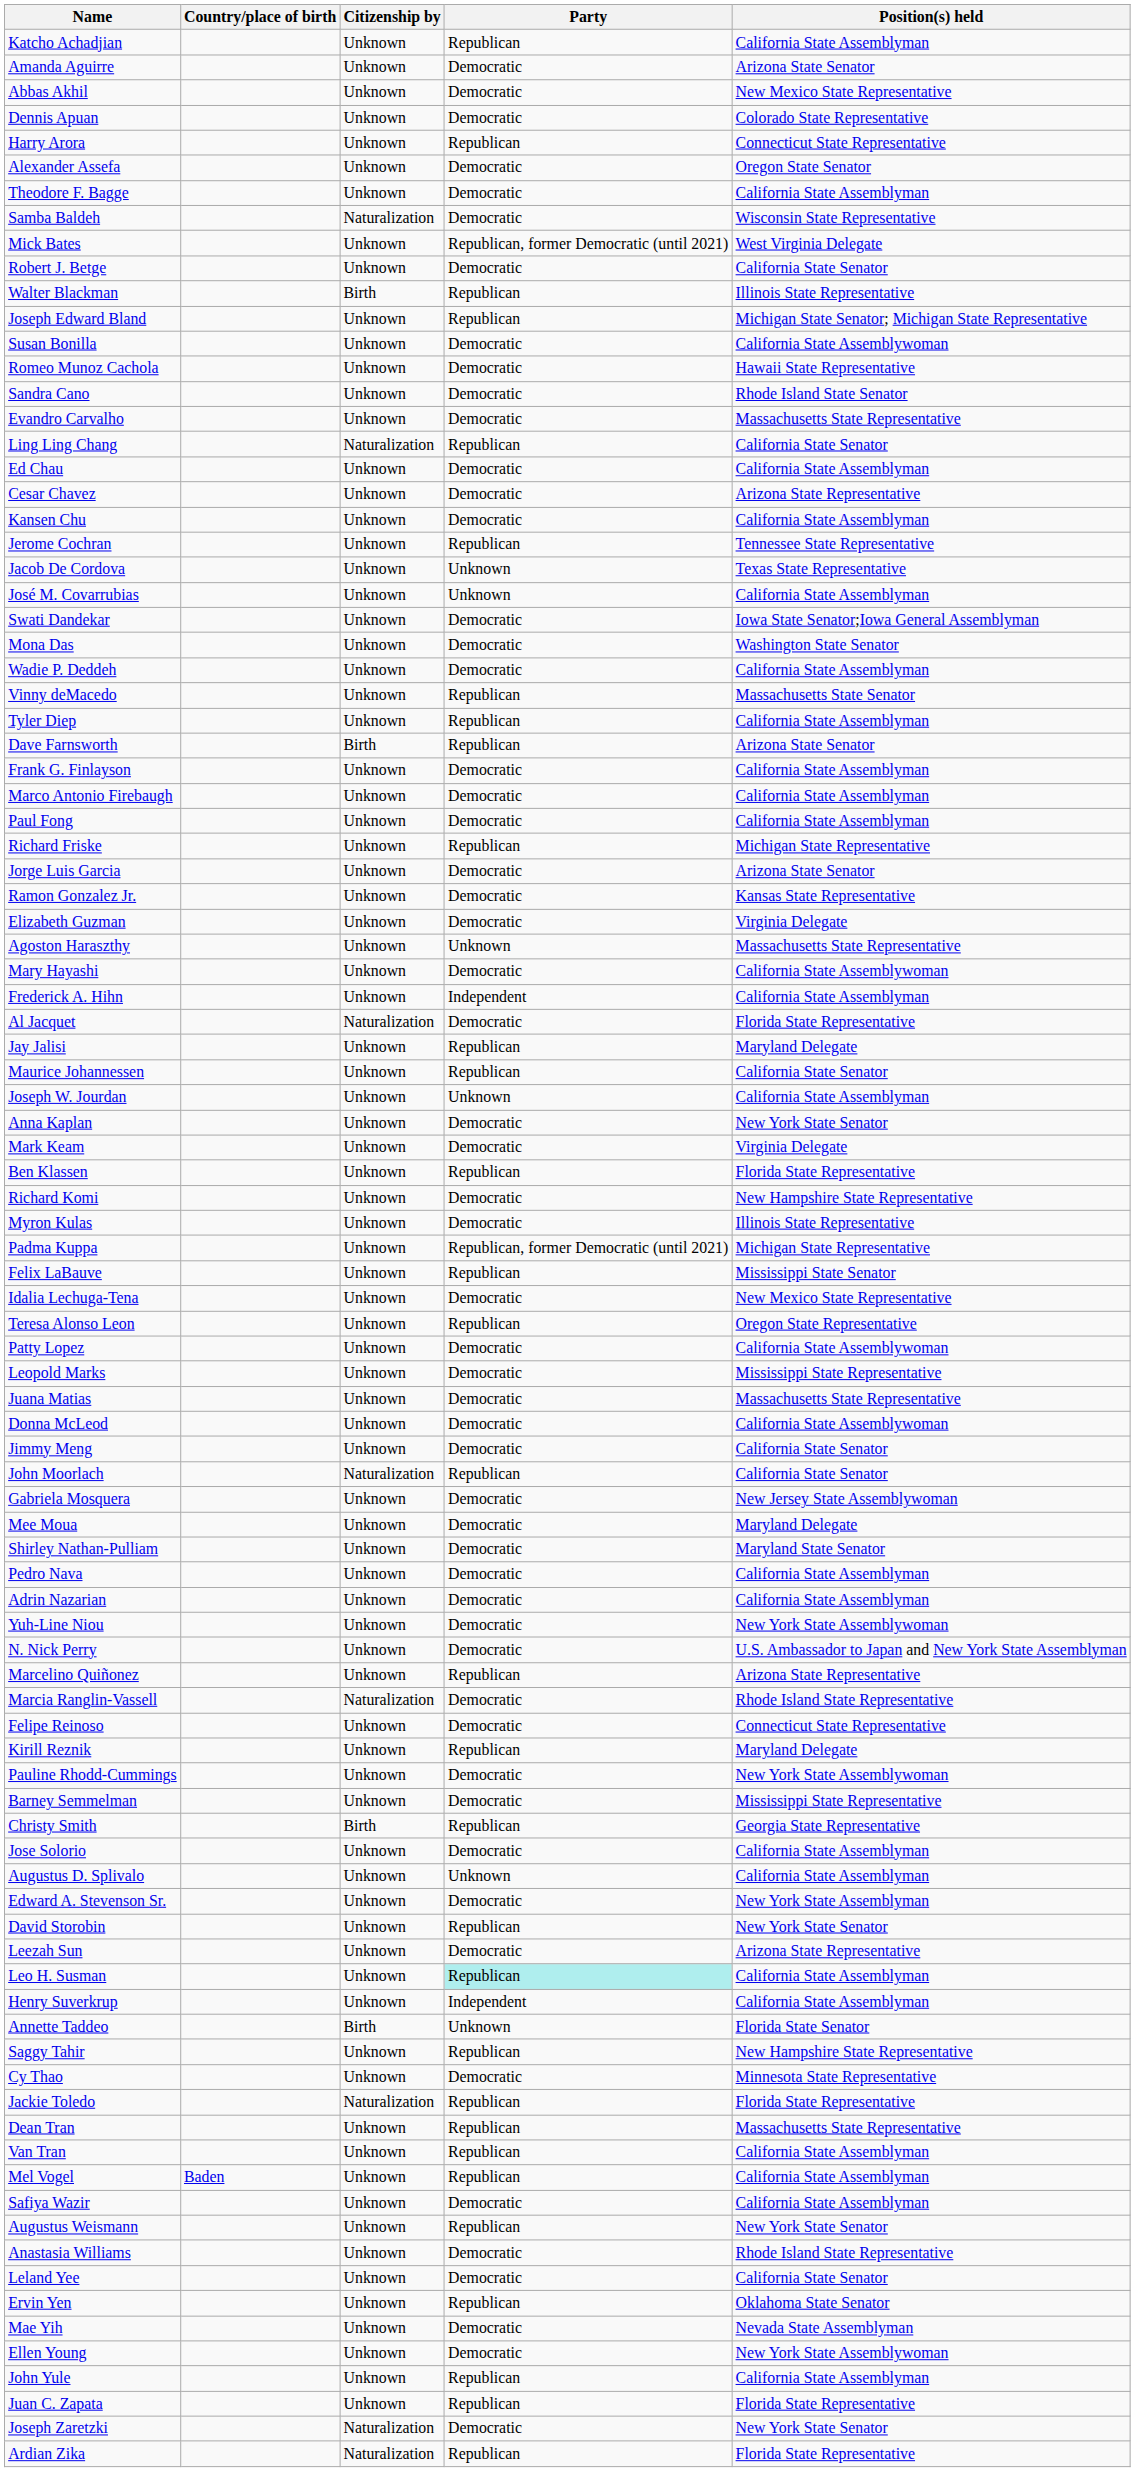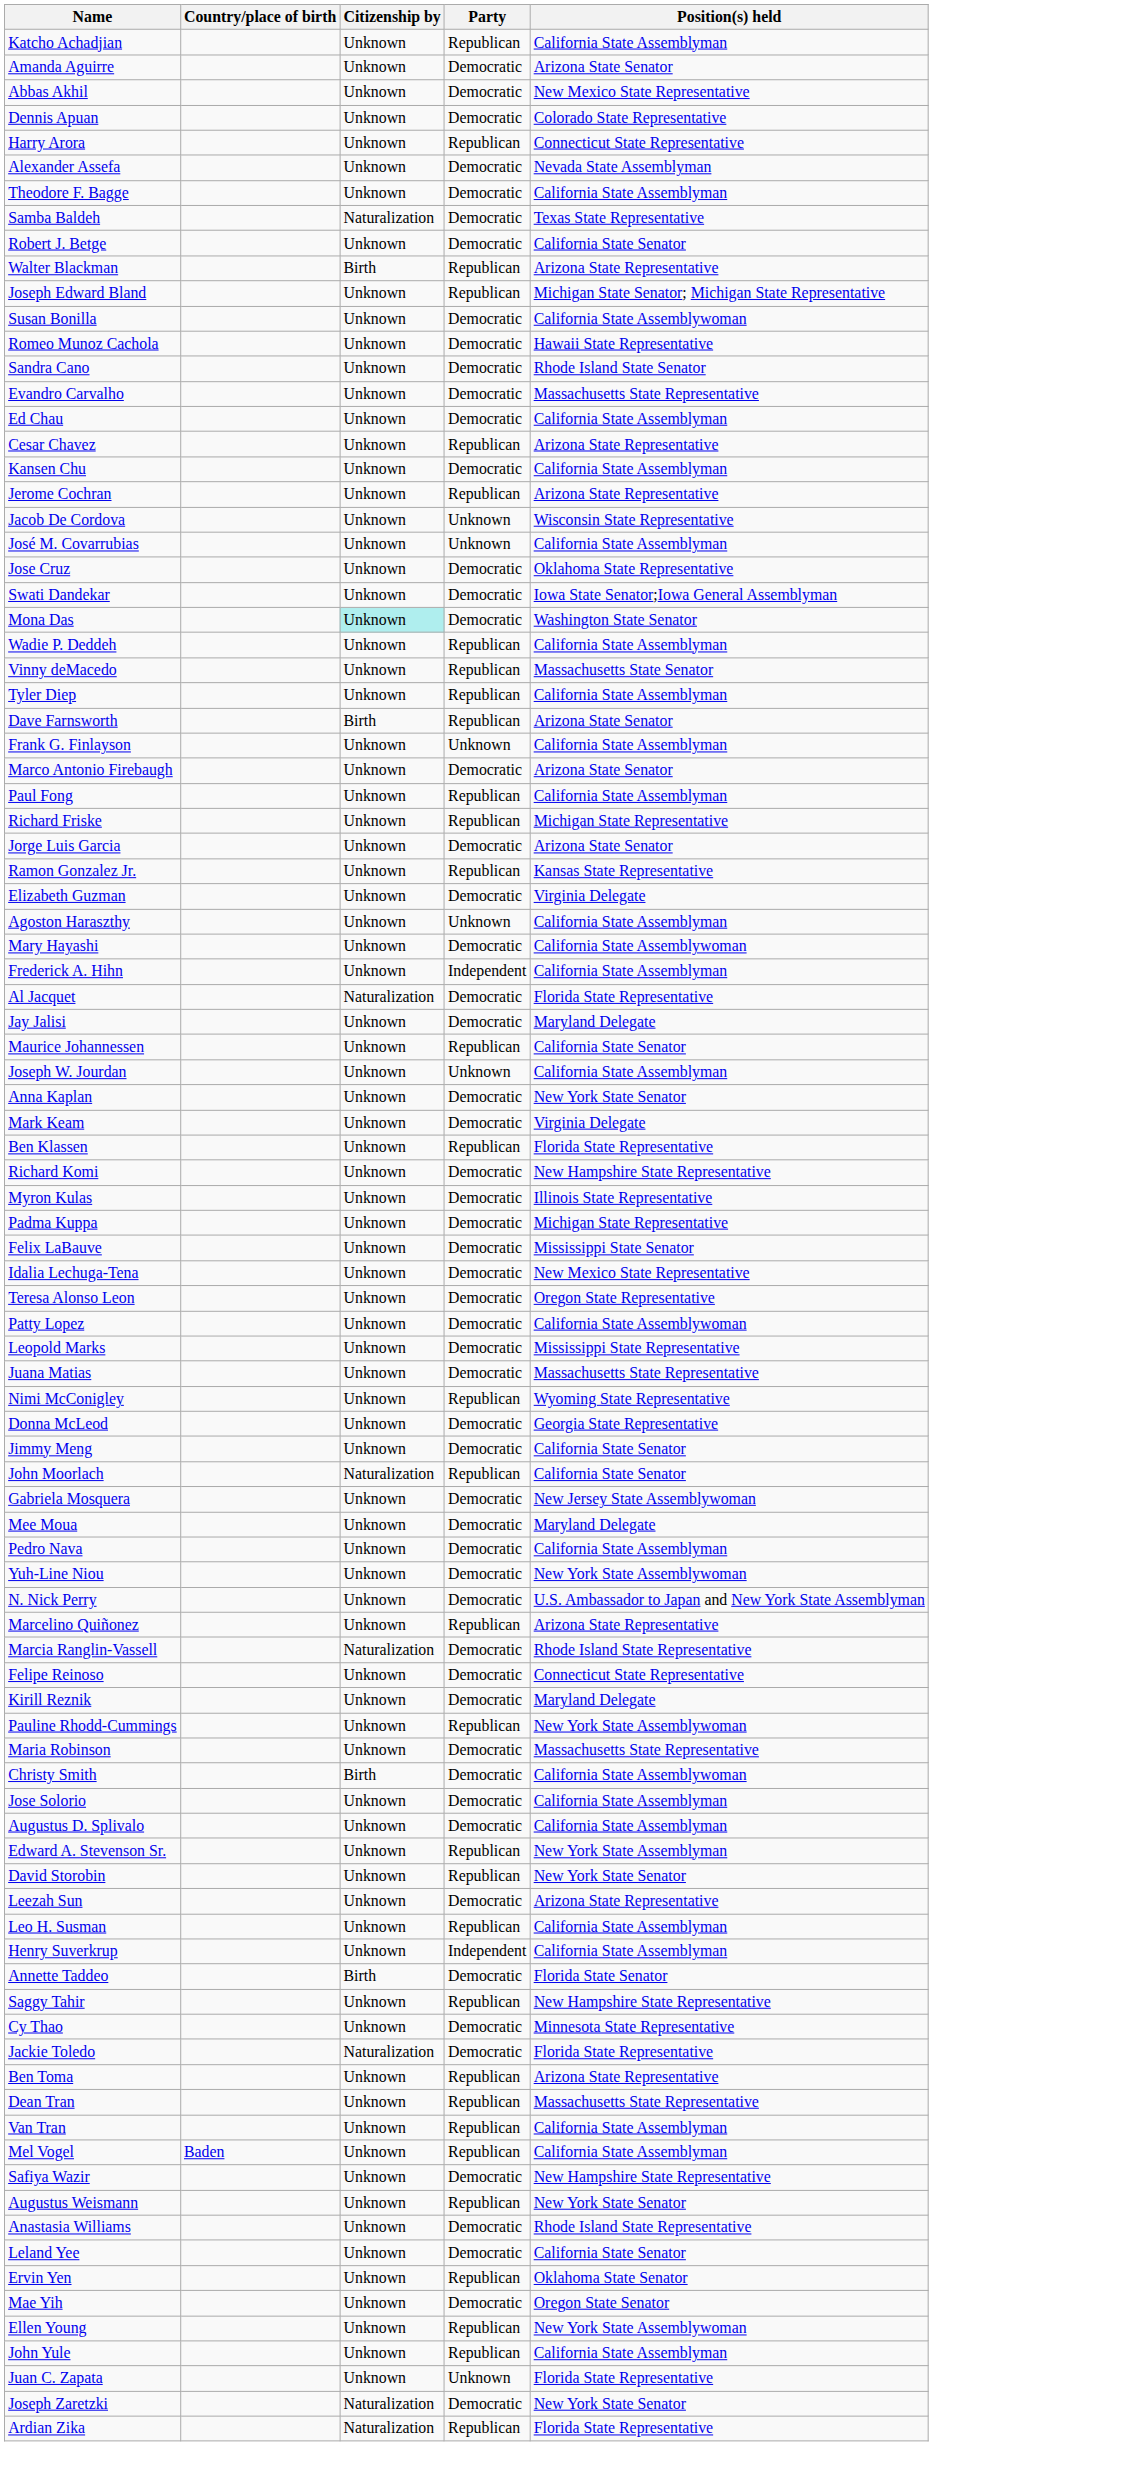(803, 167) Oregon State Senator -> (623, 167) Nevada State Assemblyman
(836, 218) Wisconsin State Representative -> (619, 218) Texas State Representative
- row: (44, 243)
(825, 293) Illinois State Representative -> (626, 268) Arizona State Representative
- row: (63, 444)
(485, 494) Democratic -> (484, 444) Republican
(835, 544) Tennessee State Representative -> (626, 494) Arizona State Representative
(821, 569) Texas State Representative -> (634, 519) Wisconsin State Representative
+ row: (39, 569)
(375, 645) no background -> (375, 619) paleturquoise background
(485, 670) Democratic -> (484, 645) Republican
(485, 770) Democratic -> (479, 745) Unknown
(832, 795) California State Assemblyman -> (603, 770) Arizona State Senator
(485, 820) Democratic -> (484, 795) Republican
(485, 896) Democratic -> (484, 871) Republican
(848, 946) Massachusetts State Representative -> (630, 921) California State Assemblyman
(484, 1047) Republican -> (485, 1021) Democratic
(588, 1248) Republican, former Democratic (until 2021) -> (485, 1222) Democratic
(484, 1273) Republican -> (485, 1248) Democratic
(484, 1323) Republican -> (485, 1298) Democratic
+ row: (66, 1398)
(842, 1423) California State Assemblywoman -> (626, 1423) Georgia State Representative
- row: (83, 1549)
- row: (57, 1599)
(484, 1750) Republican -> (485, 1700) Democratic
(485, 1775) Democratic -> (484, 1725) Republican
+ row: (59, 1750)
- row: (73, 1800)
(484, 1825) Republican -> (485, 1775) Democratic
(828, 1825) Georgia State Representative -> (640, 1775) California State Assemblywoman
(479, 1876) Unknown -> (485, 1825) Democratic
(485, 1901) Democratic -> (484, 1850) Republican
(484, 1976) paleturquoise background -> (484, 1926) no background
(479, 2026) Unknown -> (485, 1976) Democratic
(484, 2102) Republican -> (485, 2051) Democratic
+ row: (41, 2077)
(832, 2202) California State Assemblyman -> (652, 2177) New Hampshire State Representative
(824, 2328) Nevada State Assemblyman -> (601, 2303) Oregon State Senator
(485, 2353) Democratic -> (484, 2328) Republican
(484, 2403) Republican -> (479, 2378) Unknown
